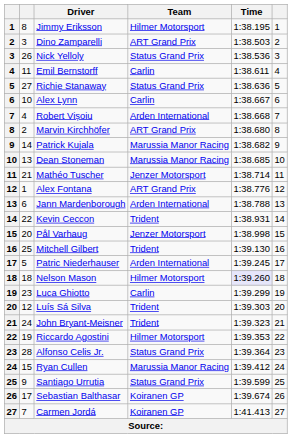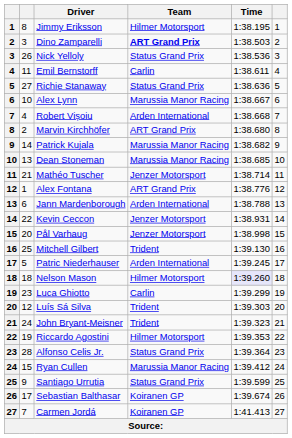(163, 41) normal -> (165, 41) bold
(142, 100) Carlin -> (179, 100) Marussia Manor Racing
(144, 218) Trident -> (168, 218) Jenzer Motorsport
